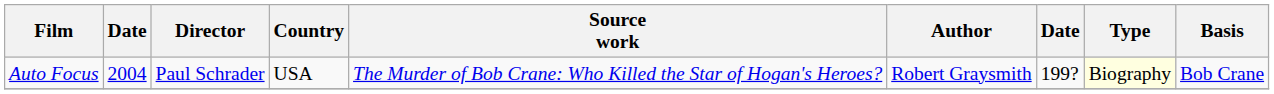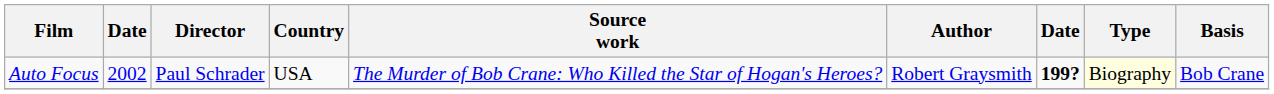(127, 72) 2004 -> (127, 72) 2002
(1060, 72) normal -> (1060, 72) bold
